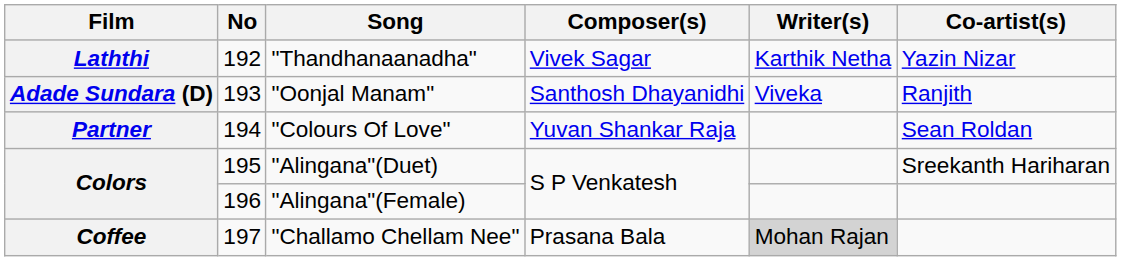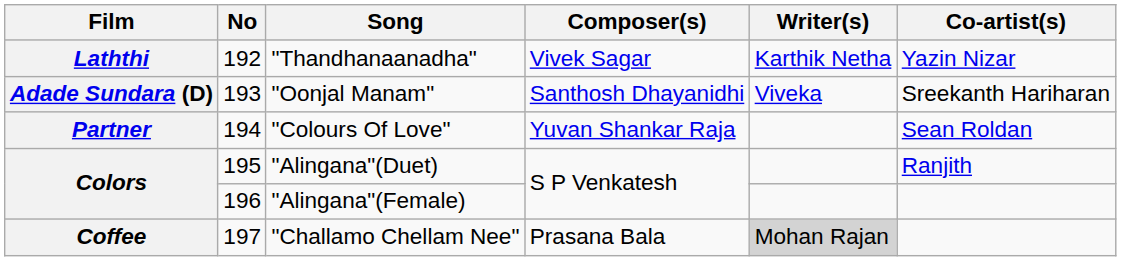(937, 93) Ranjith -> (1006, 93) Sreekanth Hariharan
(1006, 165) Sreekanth Hariharan -> (937, 165) Ranjith
